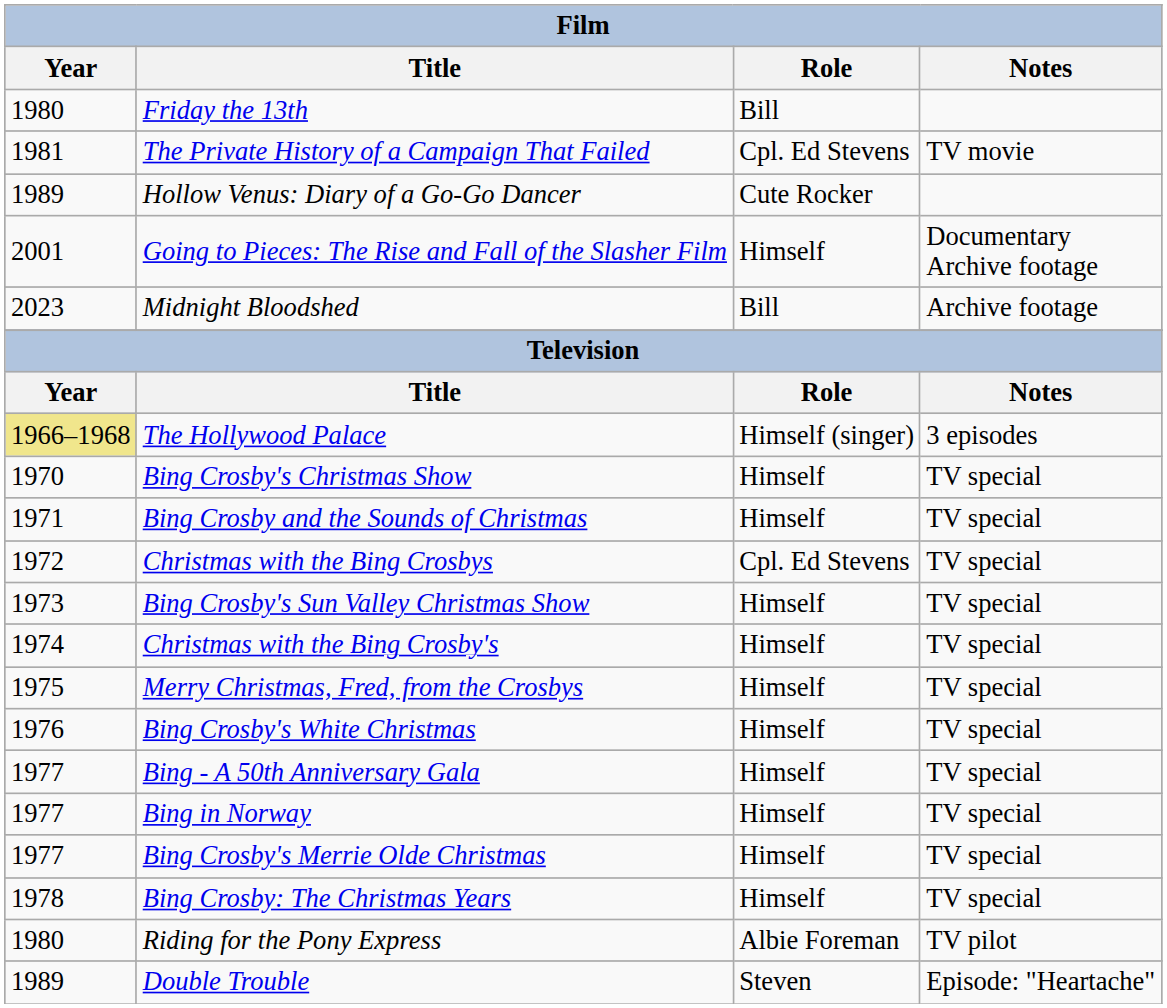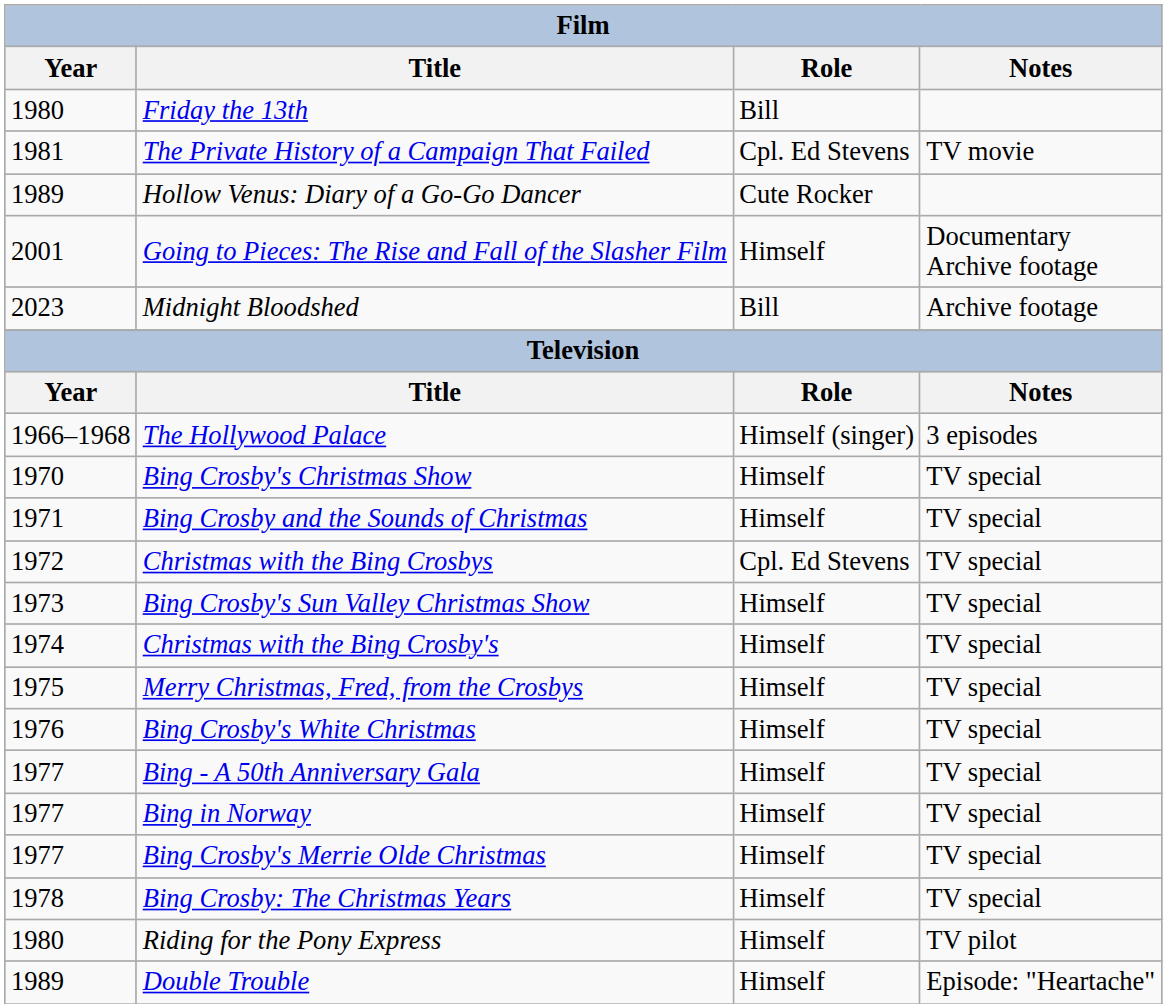(71, 434) khaki background -> (71, 434) no background
(819, 940) Albie Foreman -> (782, 940) Himself
(775, 982) Steven -> (782, 982) Himself
